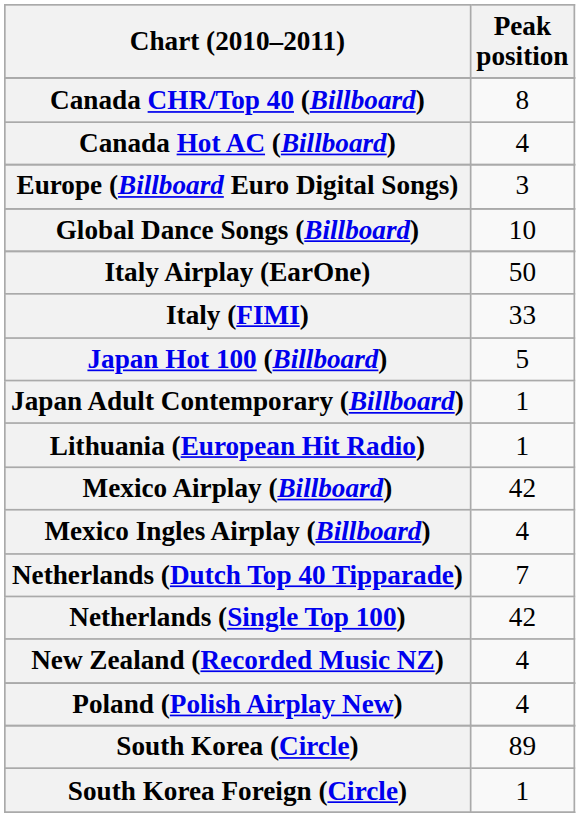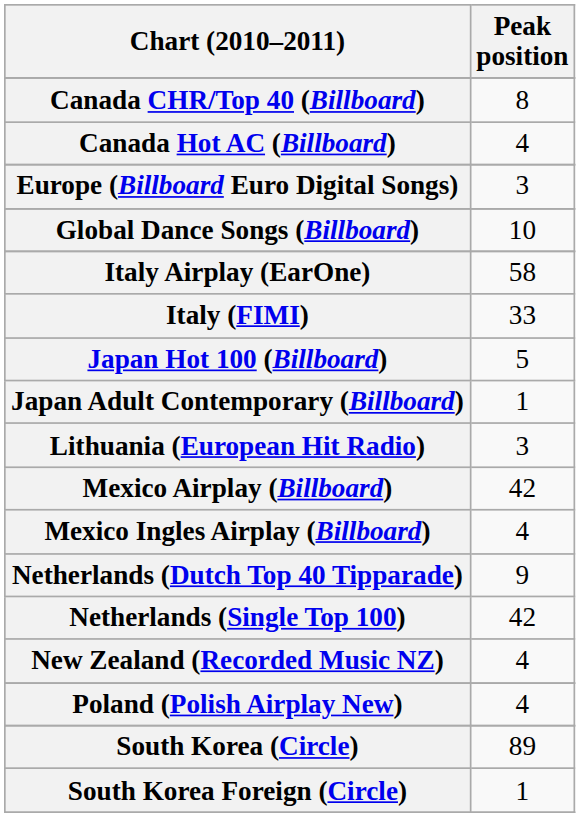(522, 272) 50 -> (522, 272) 58
(522, 444) 1 -> (522, 444) 3
(522, 574) 7 -> (522, 574) 9
